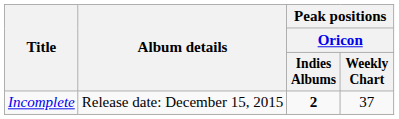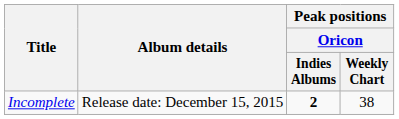(367, 102) 37 -> (367, 102) 38
